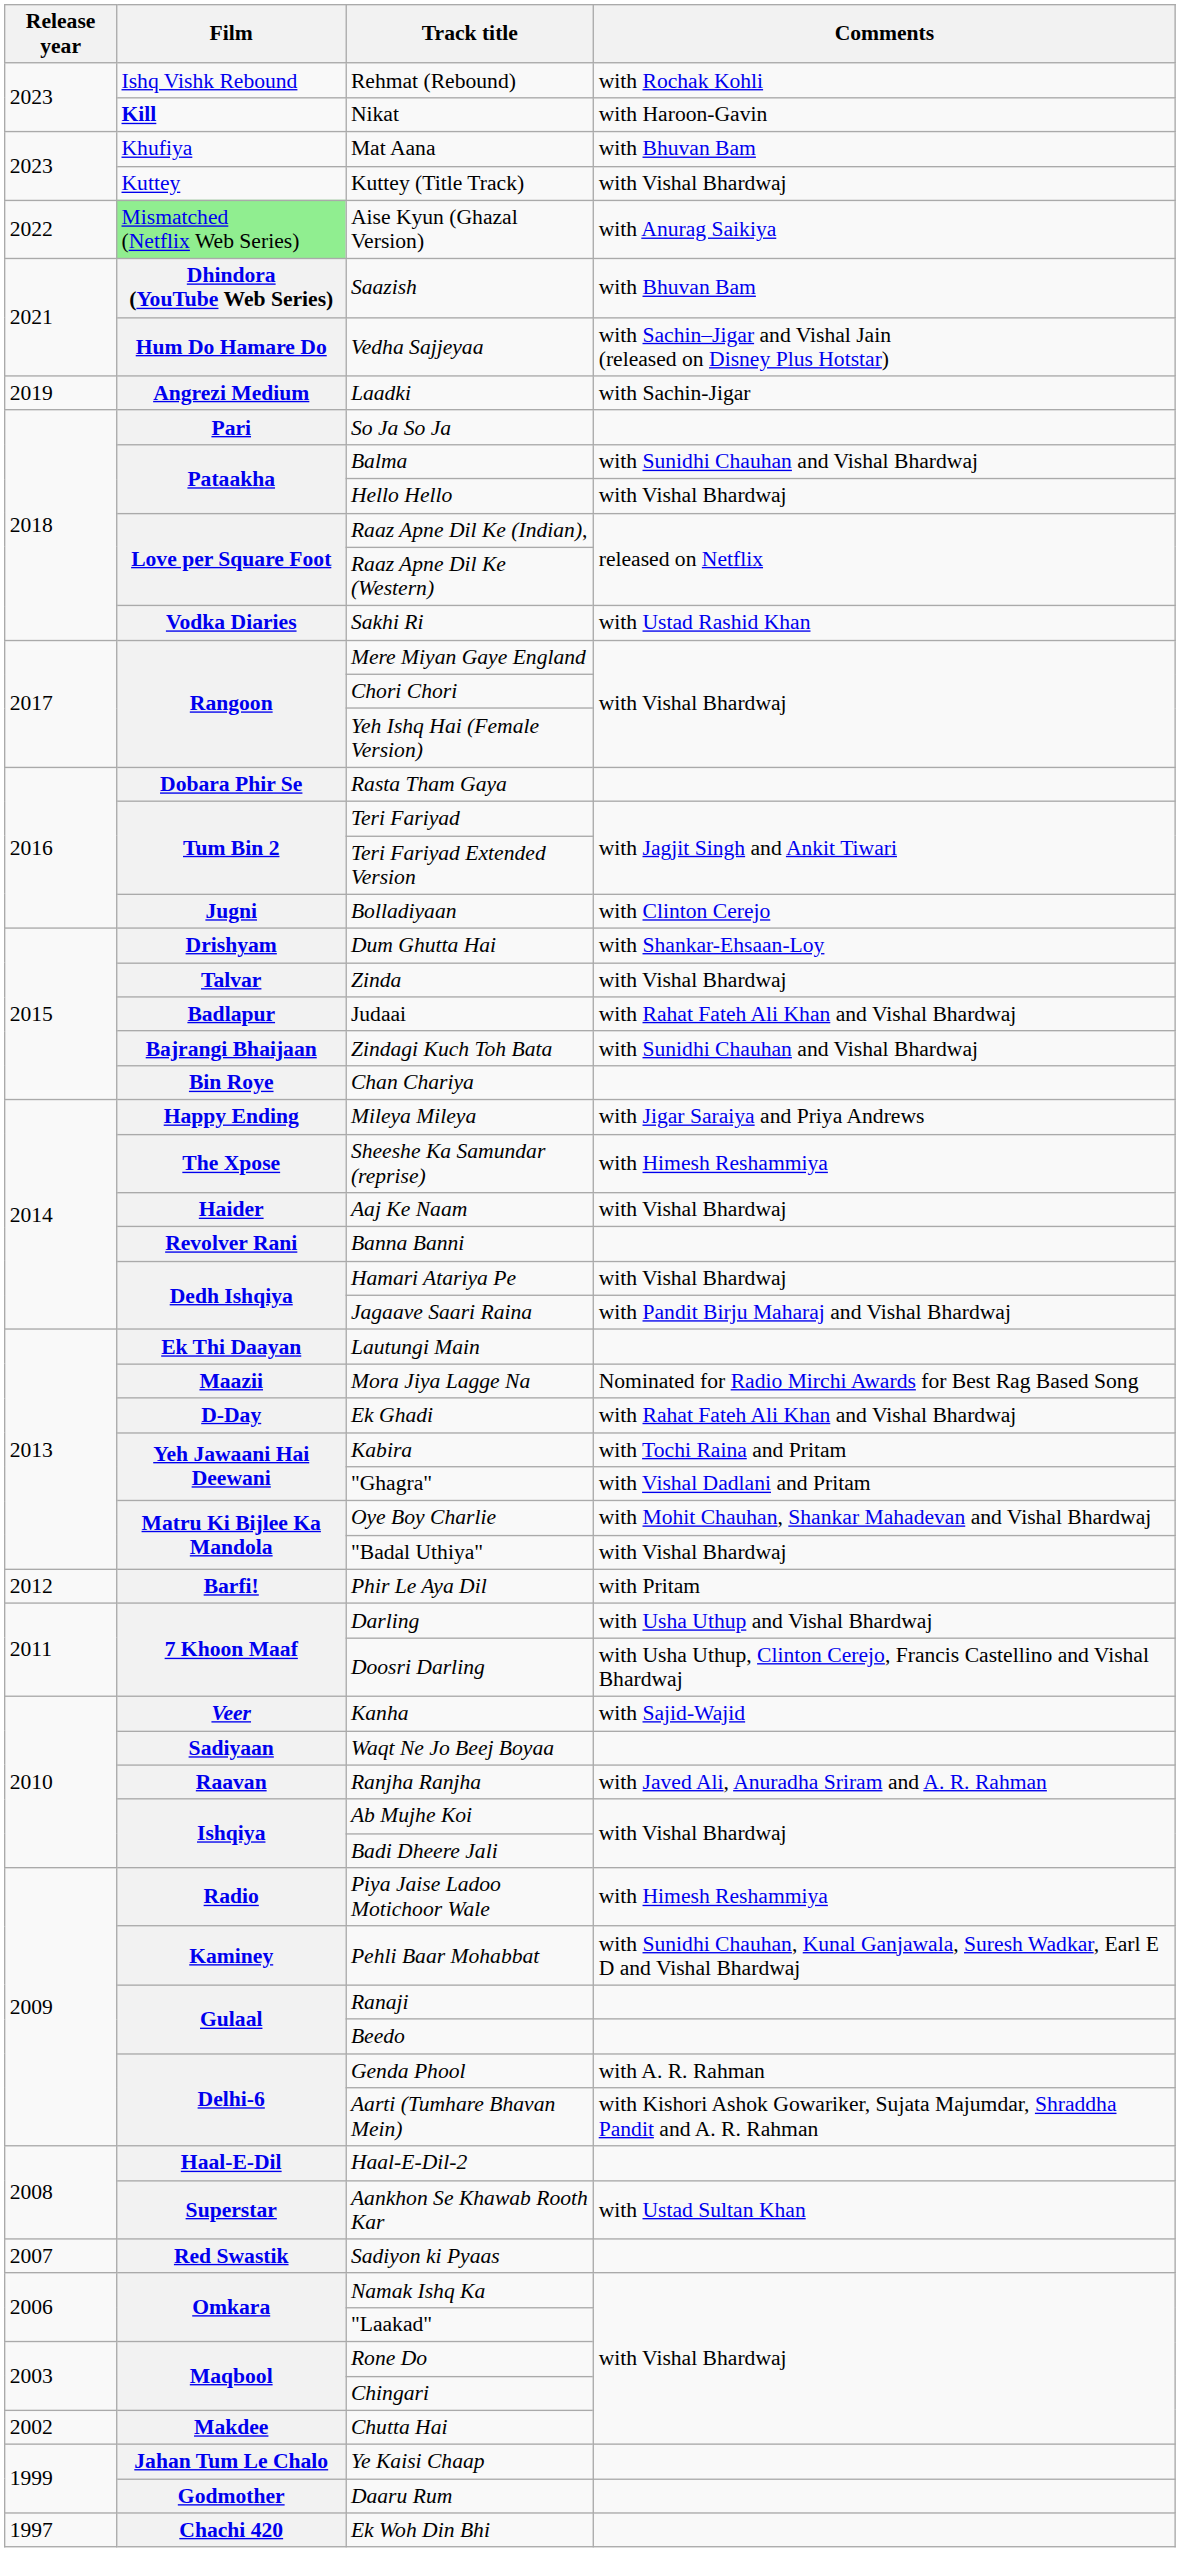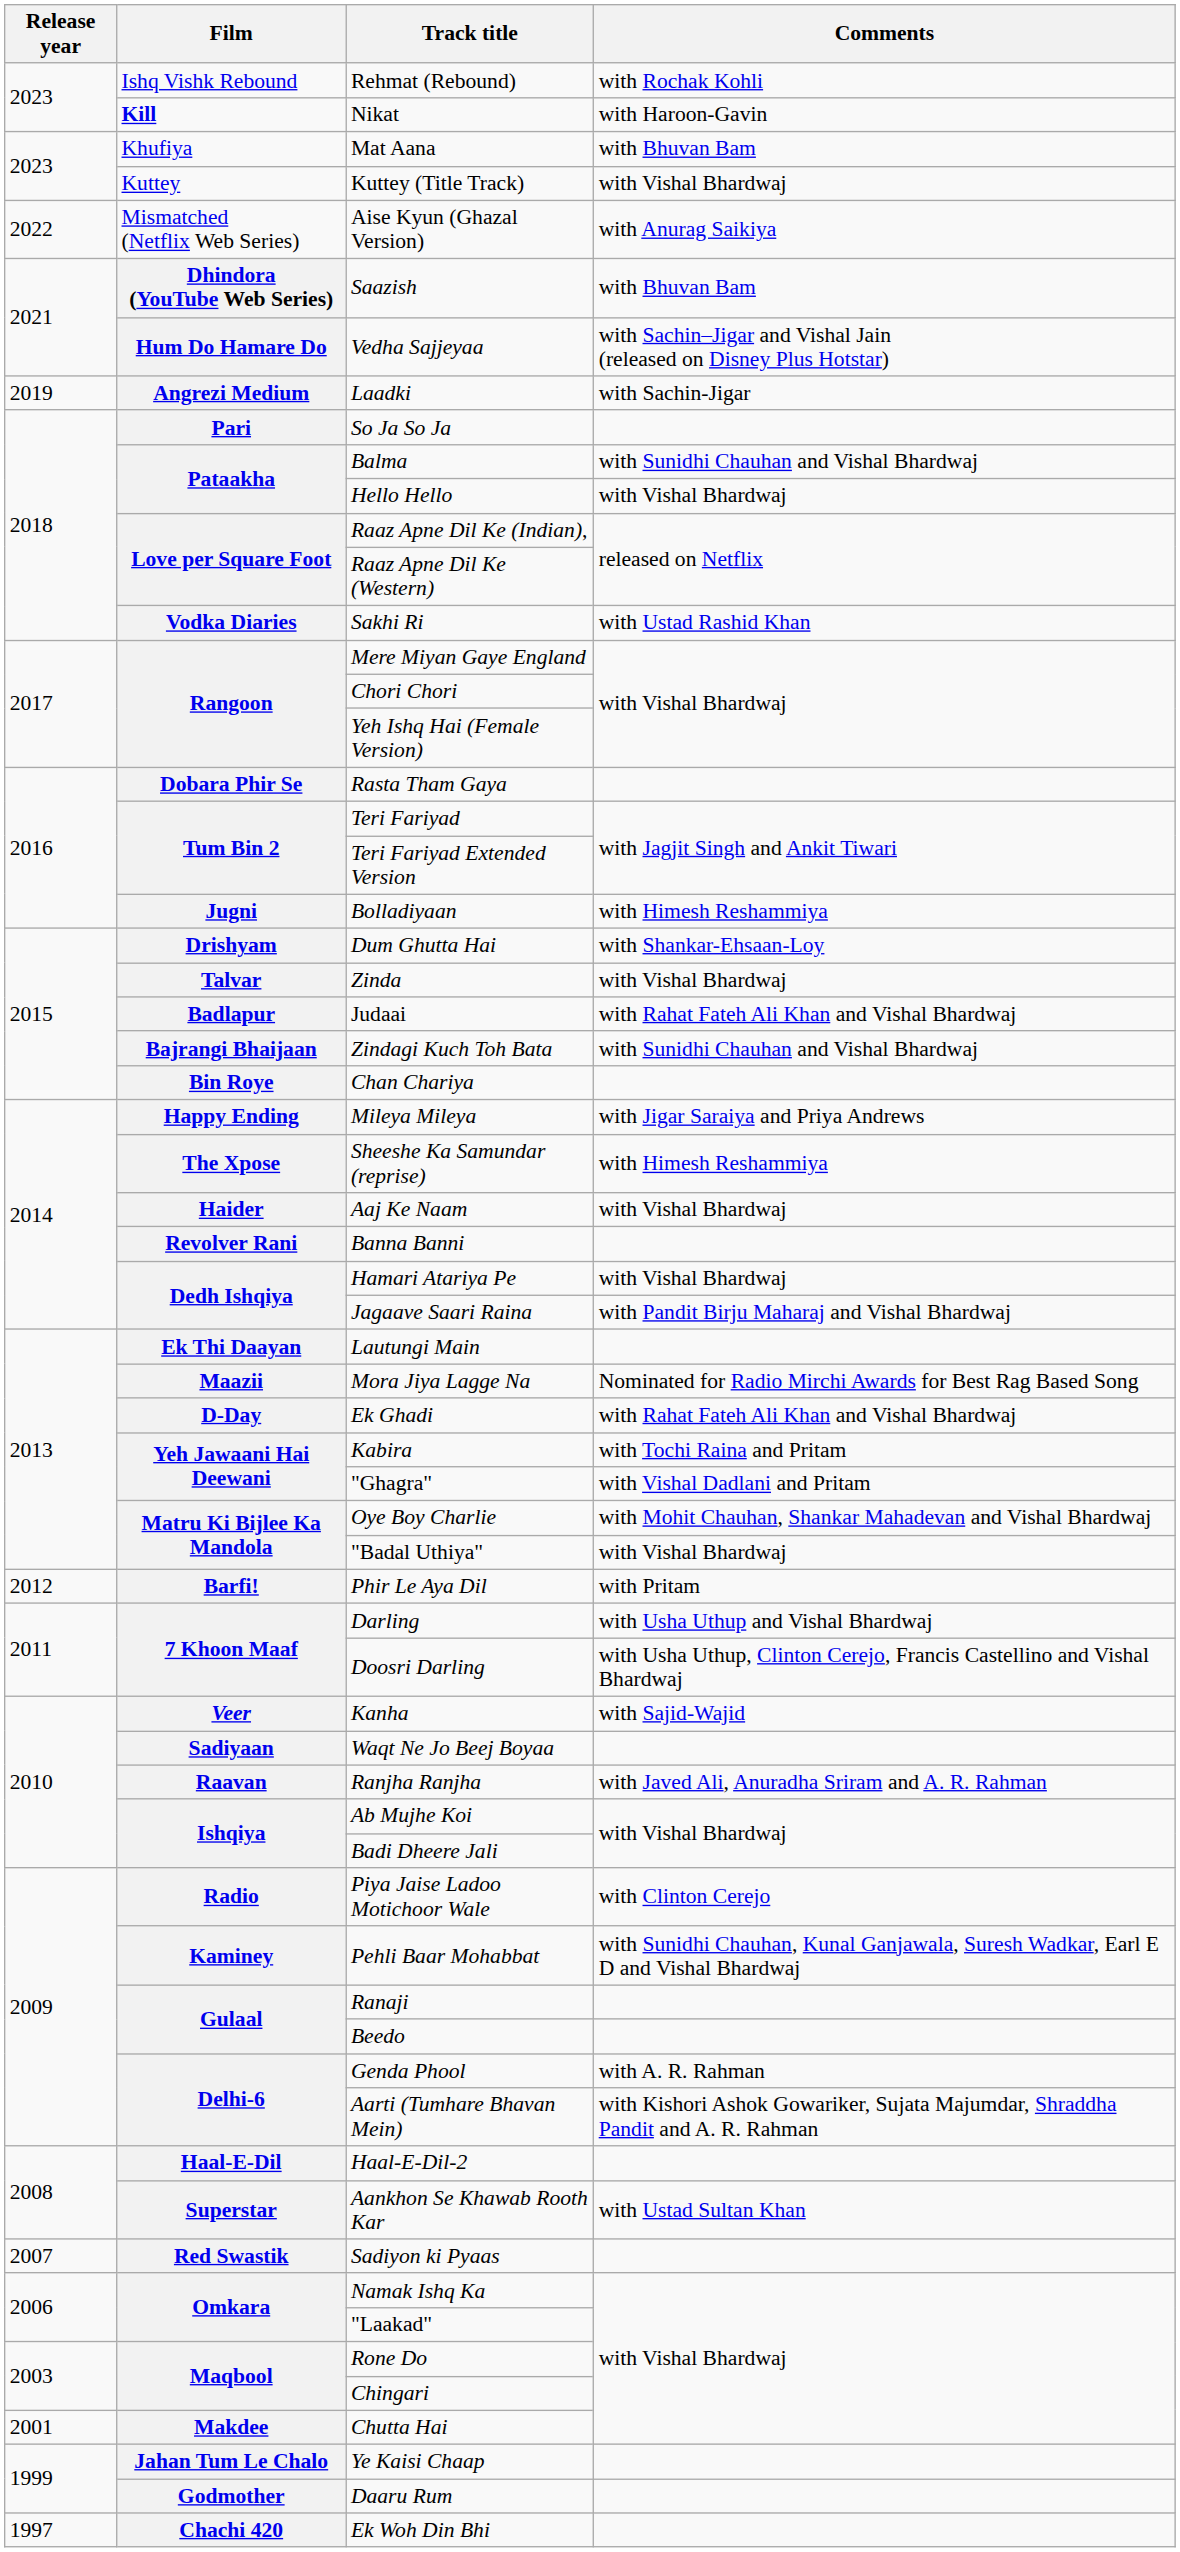(210, 229) lightgreen background -> (210, 229) no background
(684, 911) with Clinton Cerejo -> (713, 911) with Himesh Reshammiya
(713, 1896) with Himesh Reshammiya -> (684, 1896) with Clinton Cerejo
(31, 2427) 2002 -> (31, 2427) 2001
